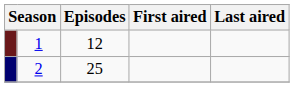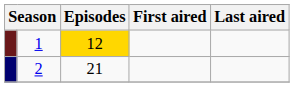(95, 43) no background -> (95, 43) gold background
(95, 69) 25 -> (95, 69) 21
